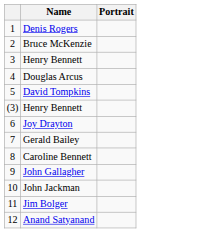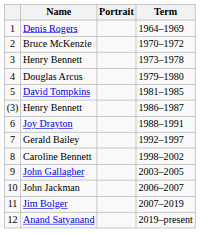+ column: (166, 12)
